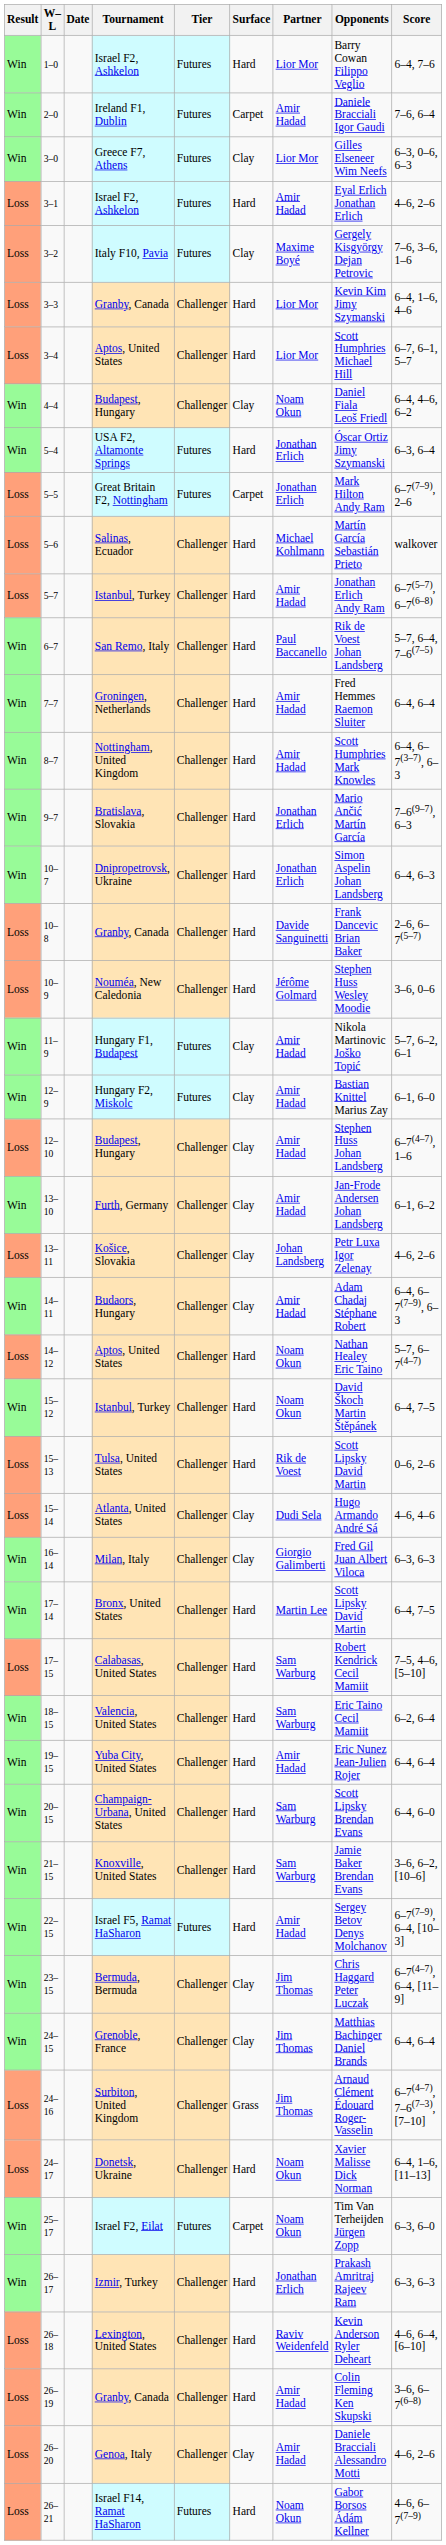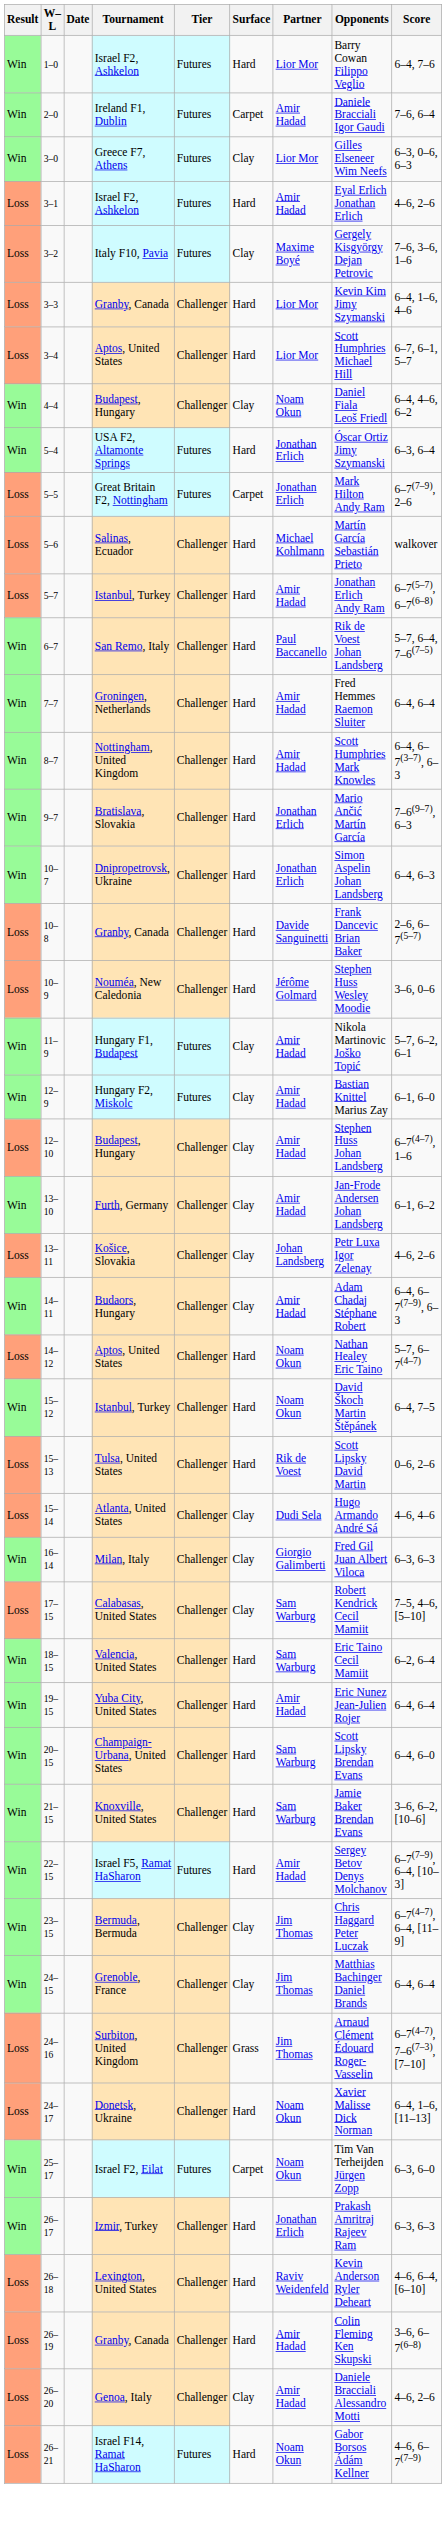- row: (51, 1611)
(244, 1667) Hard -> (243, 1610) Clay
